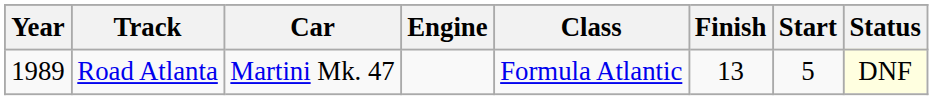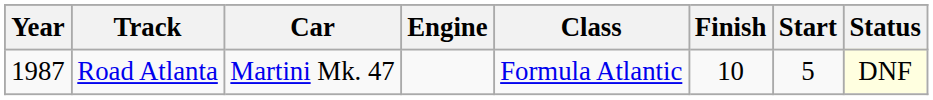(38, 71) 1989 -> (38, 71) 1987
(731, 71) 13 -> (731, 71) 10
